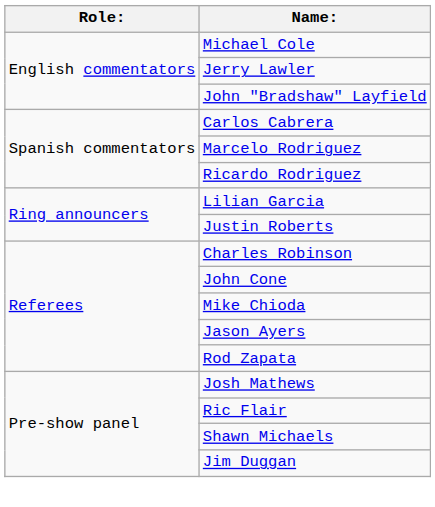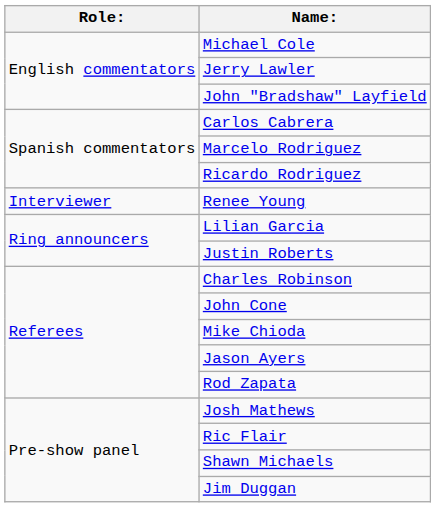+ row: (254, 202)
